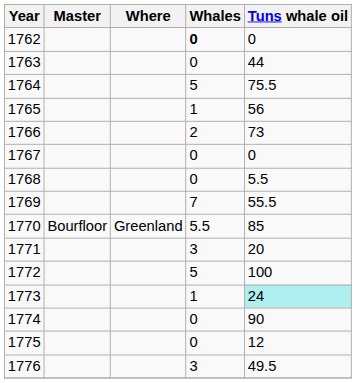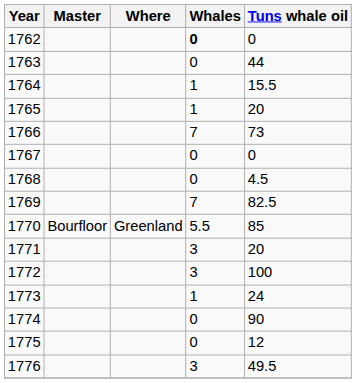(194, 86) 5 -> (194, 86) 1
(262, 86) 75.5 -> (262, 86) 15.5
(256, 109) 56 -> (256, 109) 20
(194, 132) 2 -> (194, 132) 7
(258, 179) 5.5 -> (258, 179) 4.5
(262, 202) 55.5 -> (262, 202) 82.5
(194, 272) 5 -> (194, 272) 3
(256, 296) paleturquoise background -> (256, 296) no background
